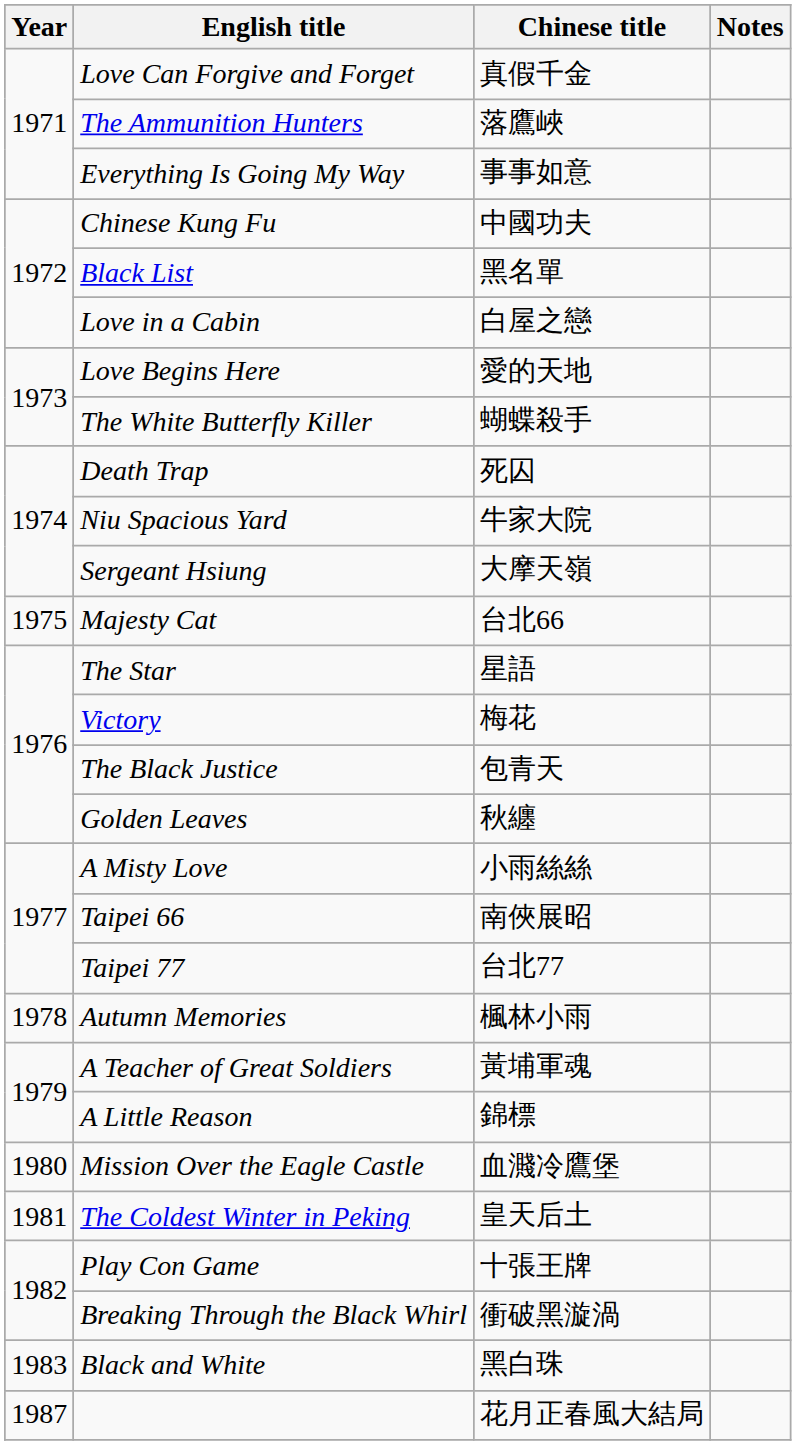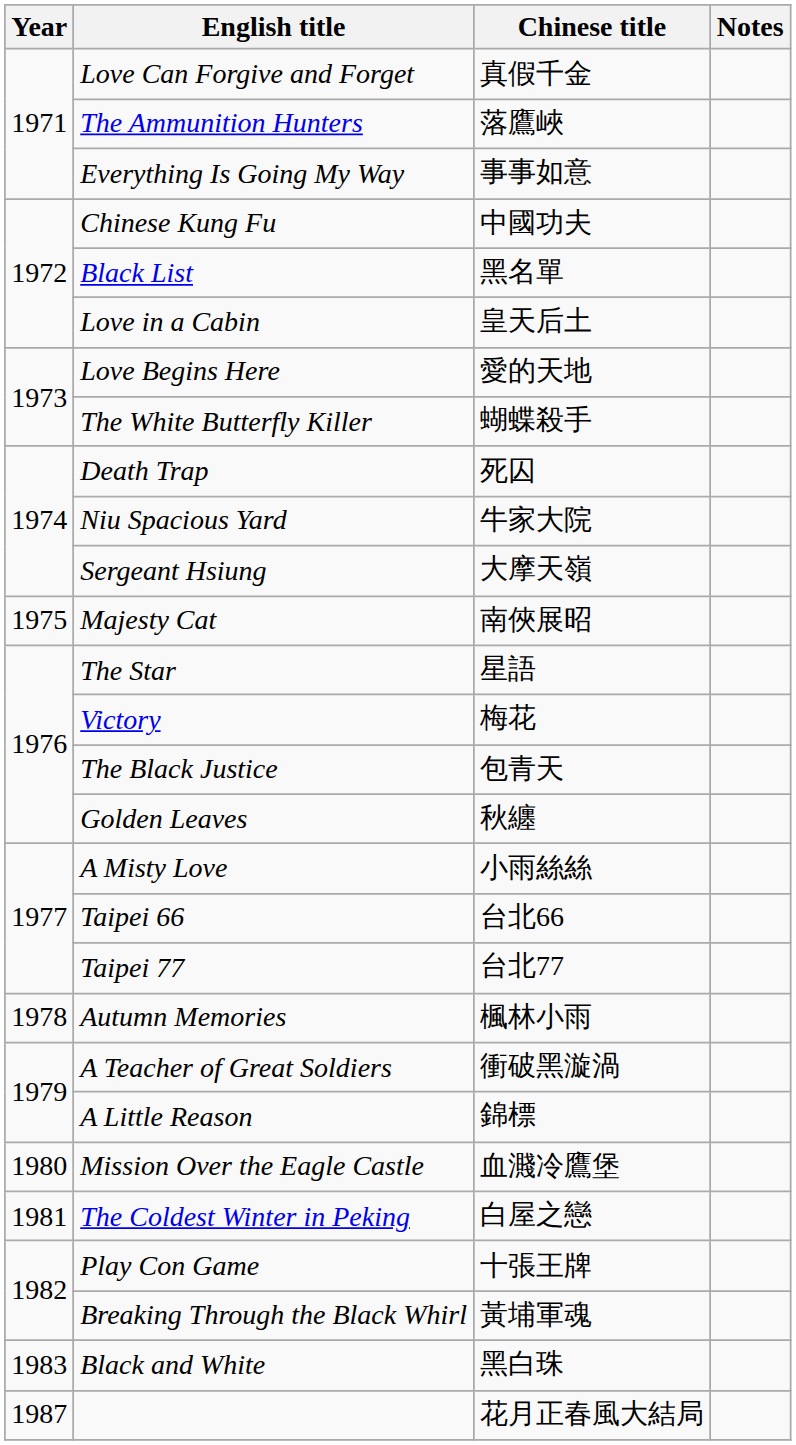(536, 321) 白屋之戀 -> (536, 321) 皇天后土
(522, 619) 台北66 -> (536, 619) 南俠展昭
(536, 917) 南俠展昭 -> (522, 917) 台北66
(536, 1065) 黃埔軍魂 -> (550, 1065) 衝破黑漩渦
(536, 1214) 皇天后土 -> (536, 1214) 白屋之戀
(550, 1314) 衝破黑漩渦 -> (536, 1314) 黃埔軍魂
